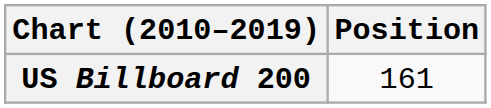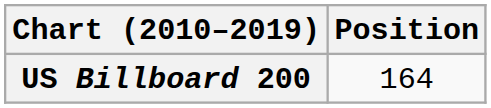(407, 79) 161 -> (407, 79) 164
